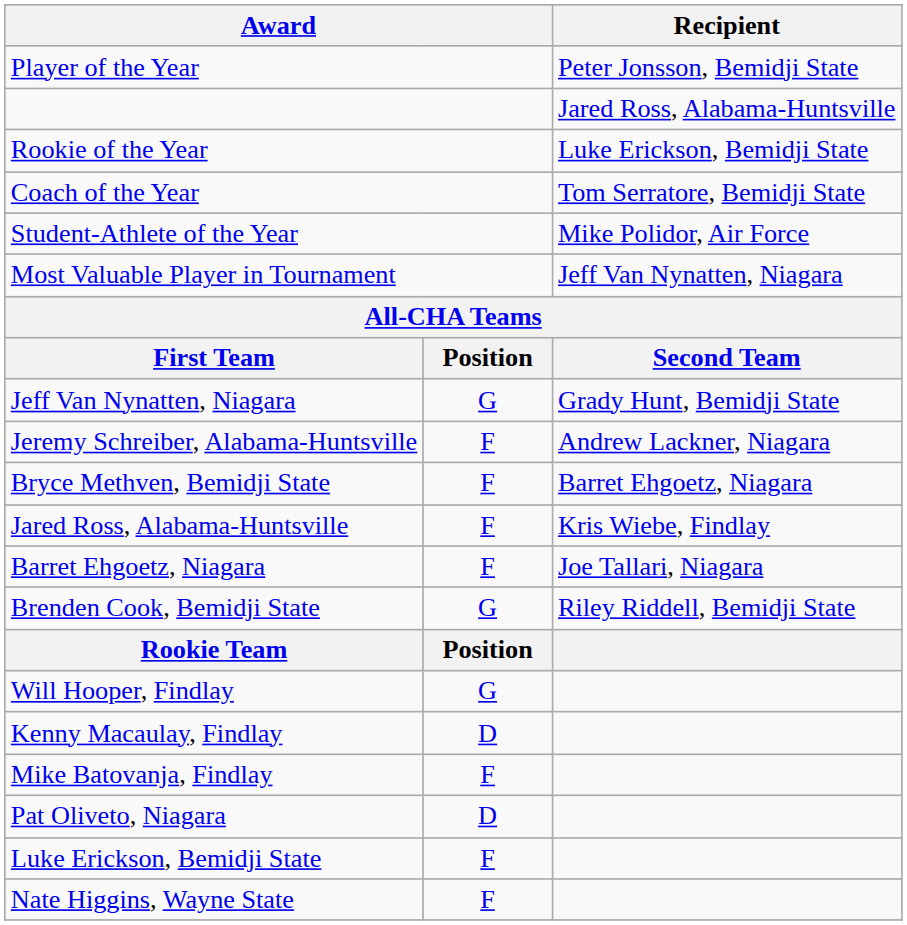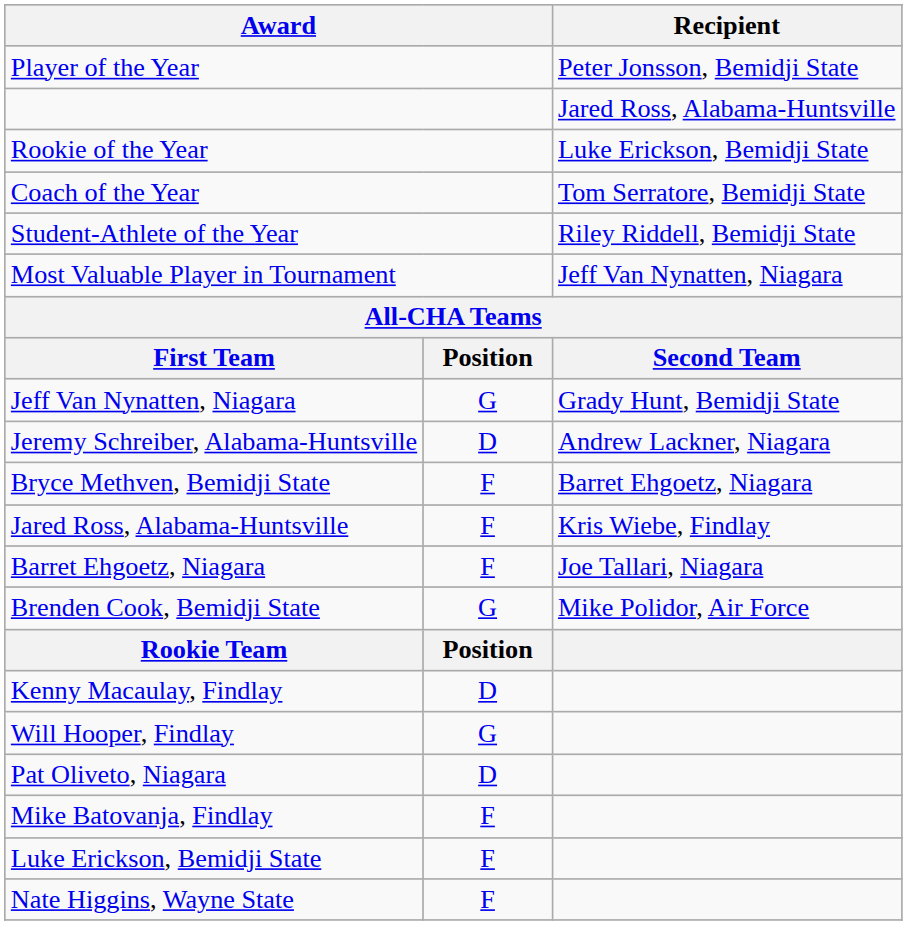(684, 233) Mike Polidor, Air Force -> (707, 233) Riley Riddell, Bemidji State
(488, 441) F -> (488, 441) D
(707, 607) Riley Riddell, Bemidji State -> (684, 607) Mike Polidor, Air Force
rows swapped: (122, 691) <-> (147, 732)
rows swapped: (118, 815) <-> (142, 774)
